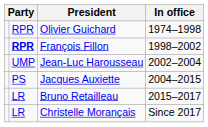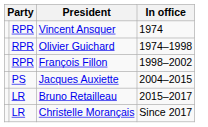+ row: (77, 29)
(23, 46) bold -> (23, 63) normal
- row: (92, 63)
